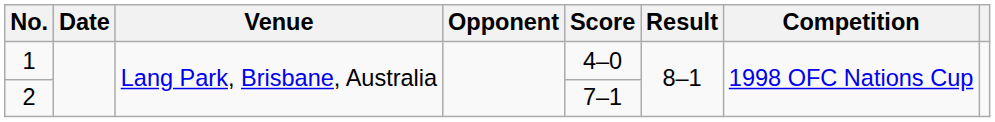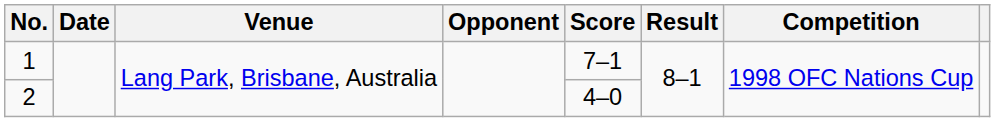(603, 60) 4–0 -> (603, 60) 7–1
(603, 97) 7–1 -> (603, 97) 4–0
